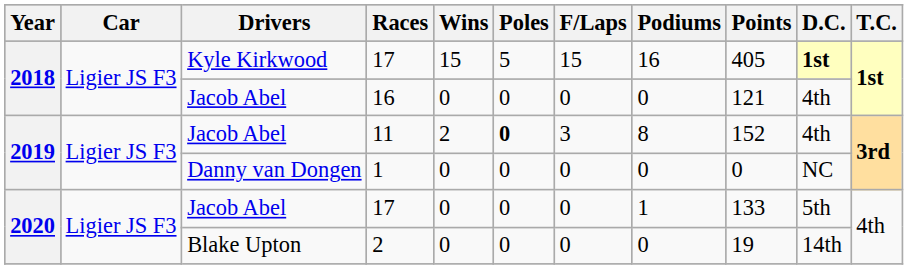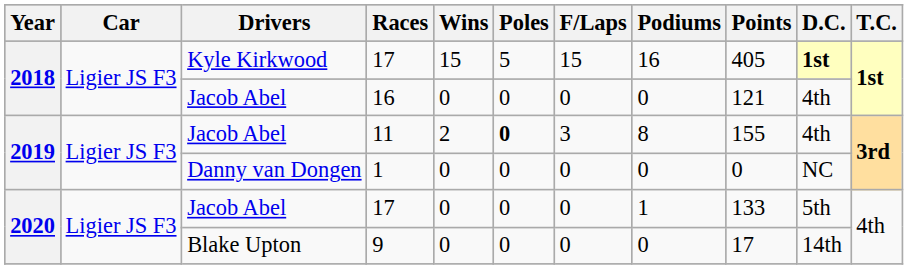(748, 133) 152 -> (748, 133) 155
(378, 244) 2 -> (378, 244) 9
(743, 244) 19 -> (743, 244) 17
